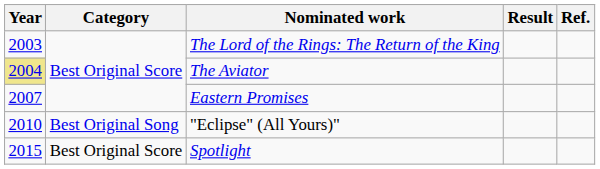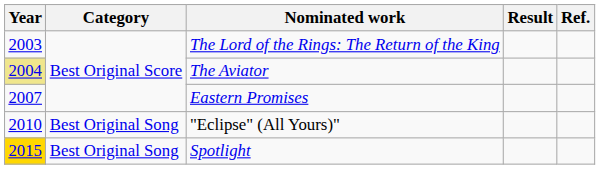(25, 151) no background -> (25, 151) gold background
(116, 151) Best Original Score -> (114, 151) Best Original Song
